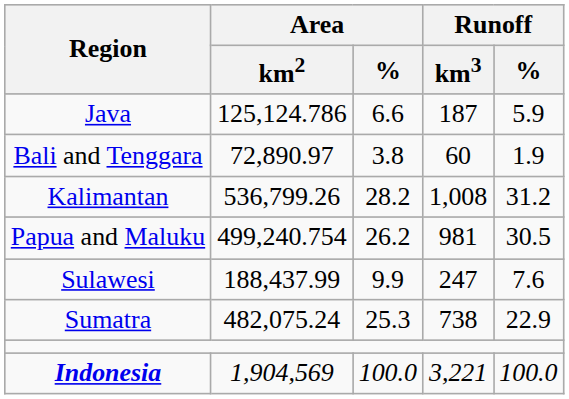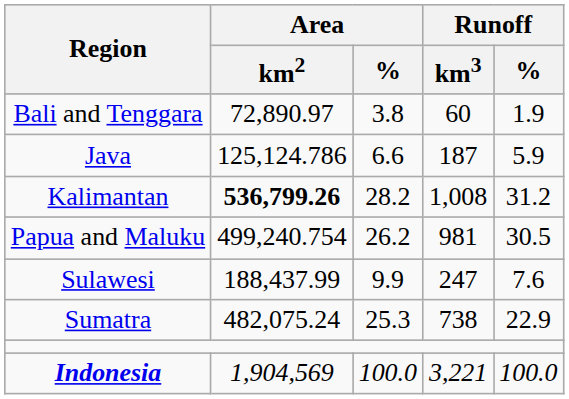rows swapped: (108, 155) <-> (108, 114)
(282, 196) normal -> (282, 196) bold
